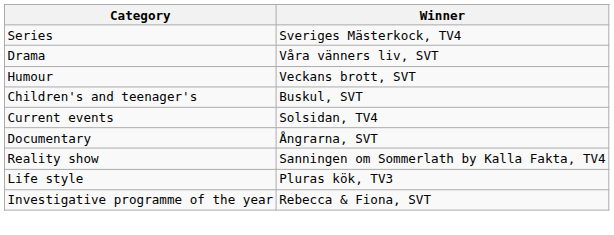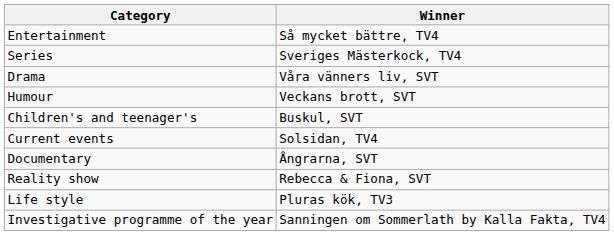+ row: (57, 35)
(442, 159) Sanningen om Sommerlath by Kalla Fakta, TV4 -> (355, 179) Rebecca & Fiona, SVT
(355, 200) Rebecca & Fiona, SVT -> (442, 220) Sanningen om Sommerlath by Kalla Fakta, TV4
